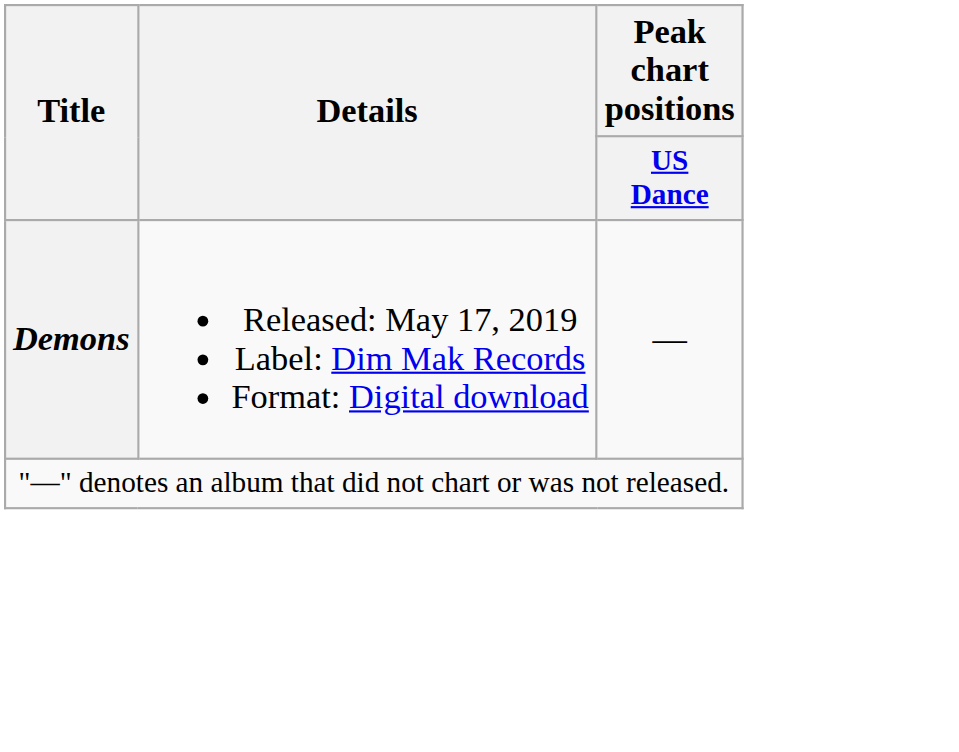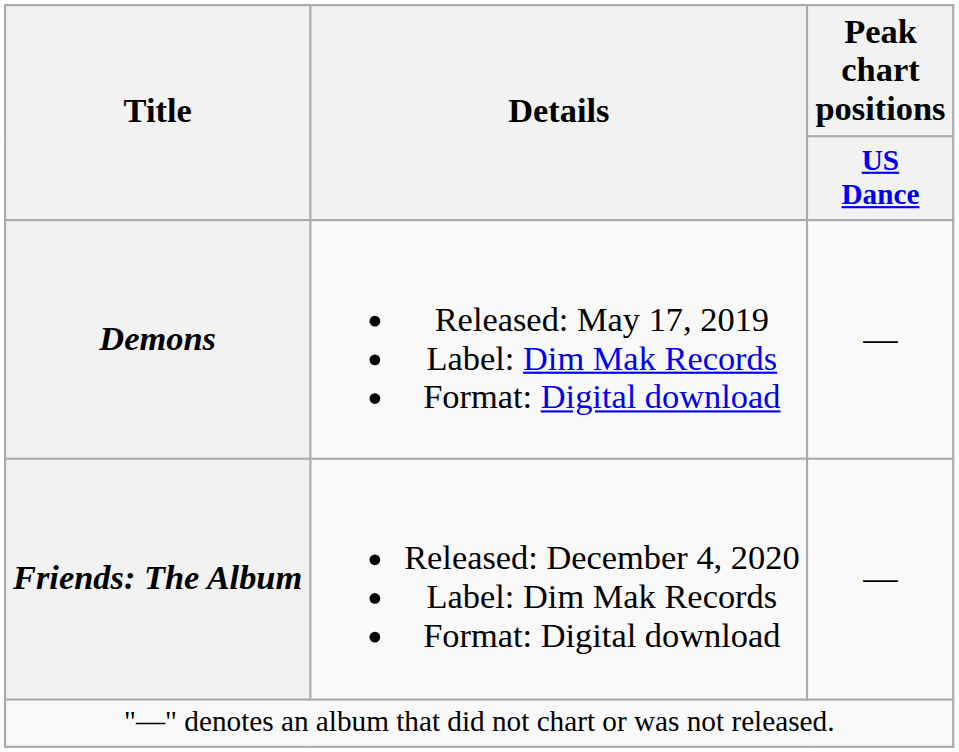+ row: (158, 578)
